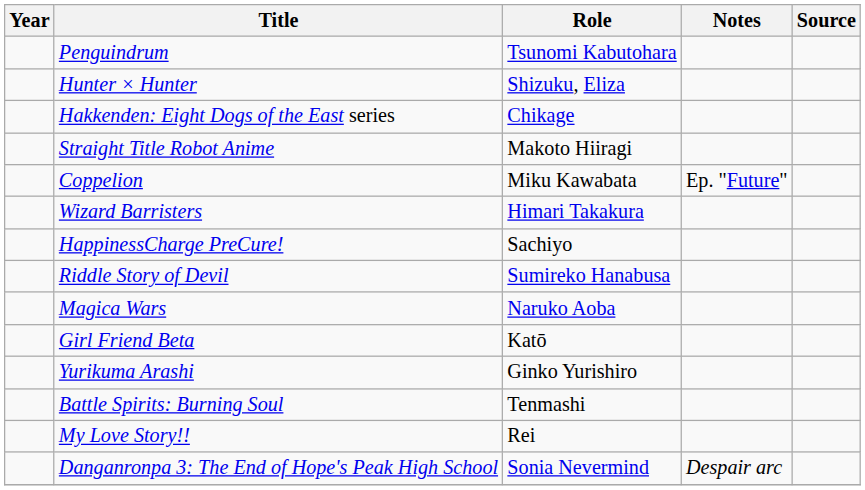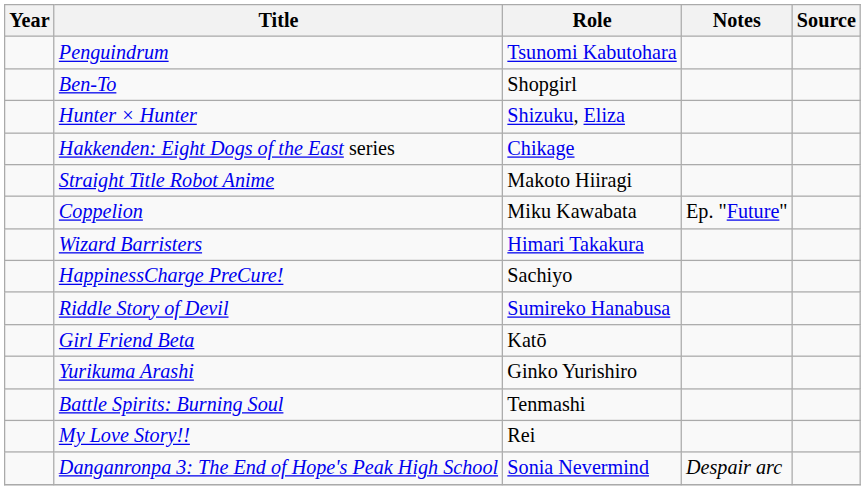+ row: (88, 84)
- row: (113, 308)
